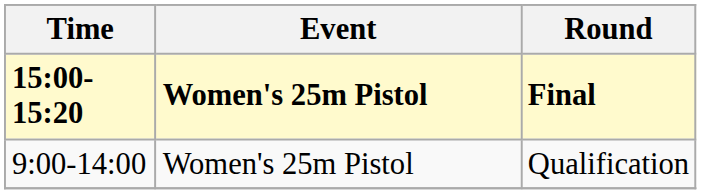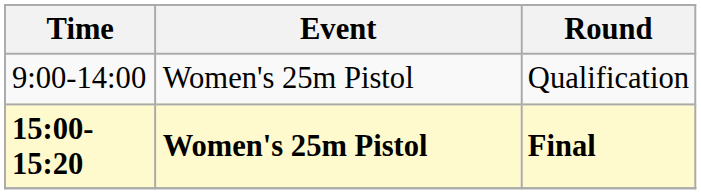rows swapped: (608, 162) <-> (562, 95)
